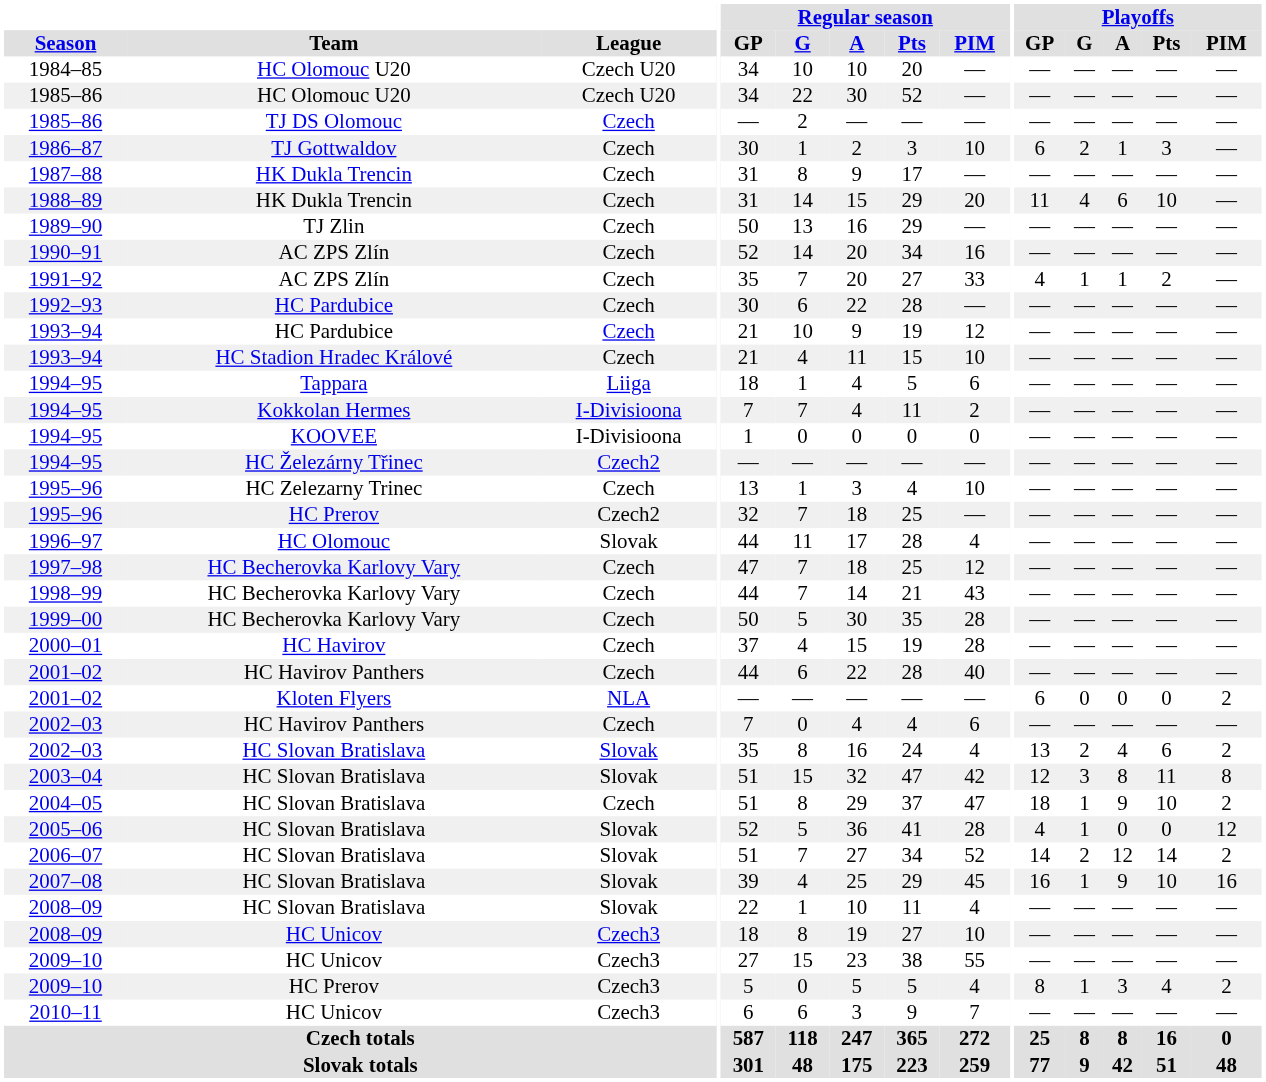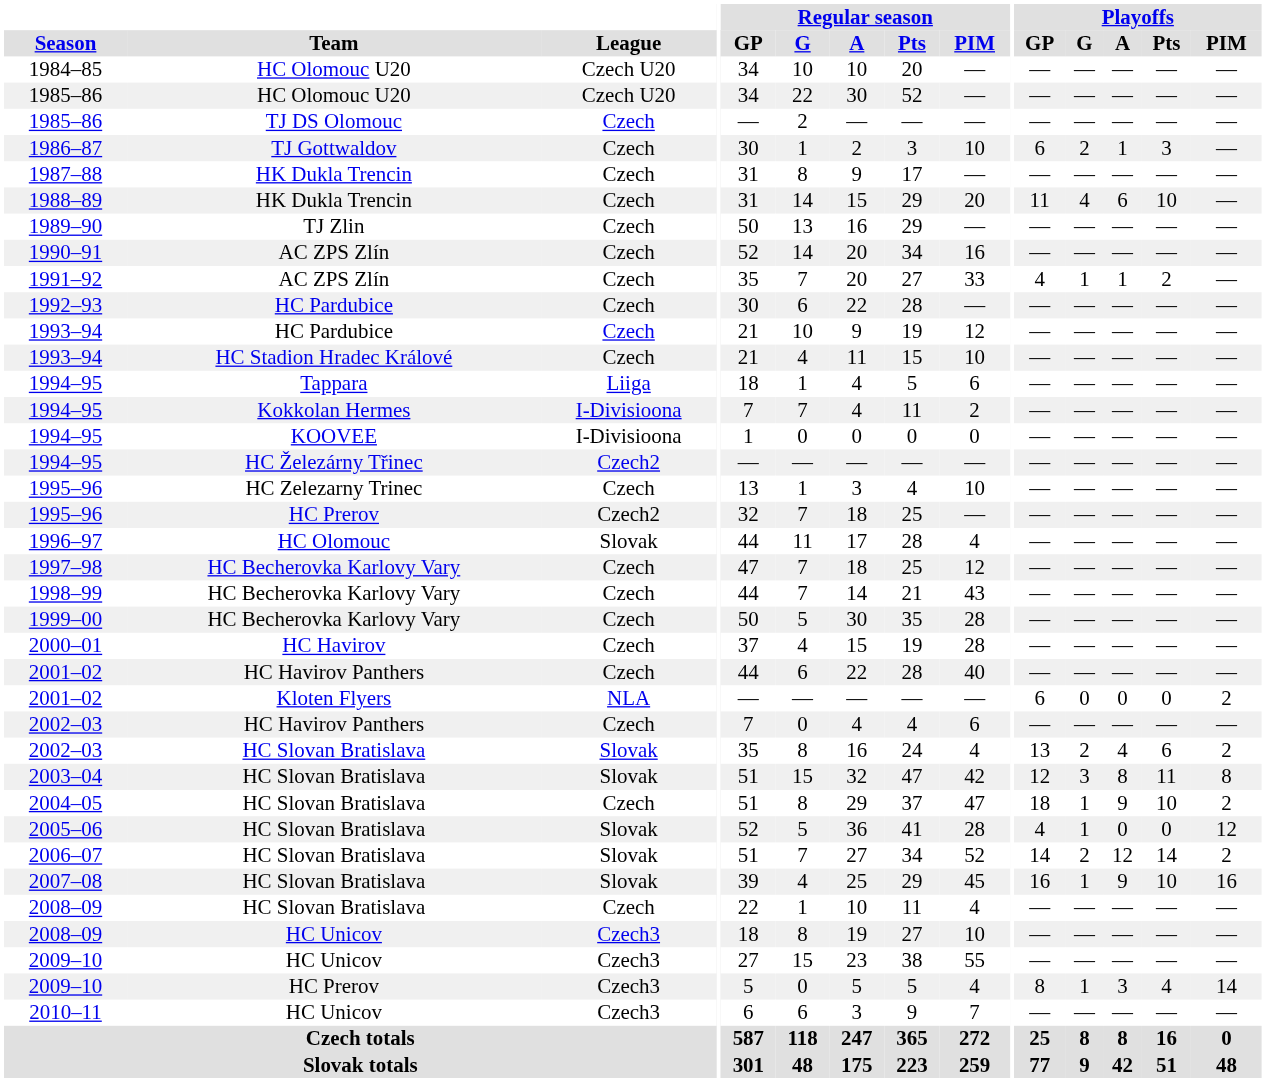(629, 907) Slovak -> (629, 907) Czech
(1226, 986) 2 -> (1226, 986) 14
